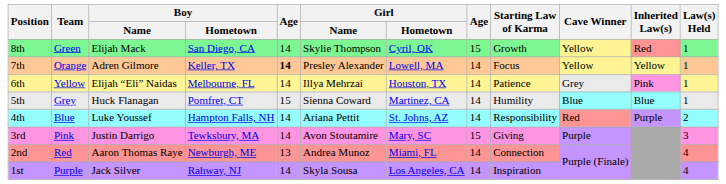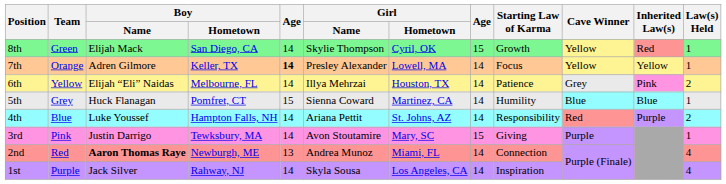(686, 83) 1 -> (689, 83) 2
(686, 135) 3 -> (689, 135) 1
(137, 153) normal -> (137, 153) bold
